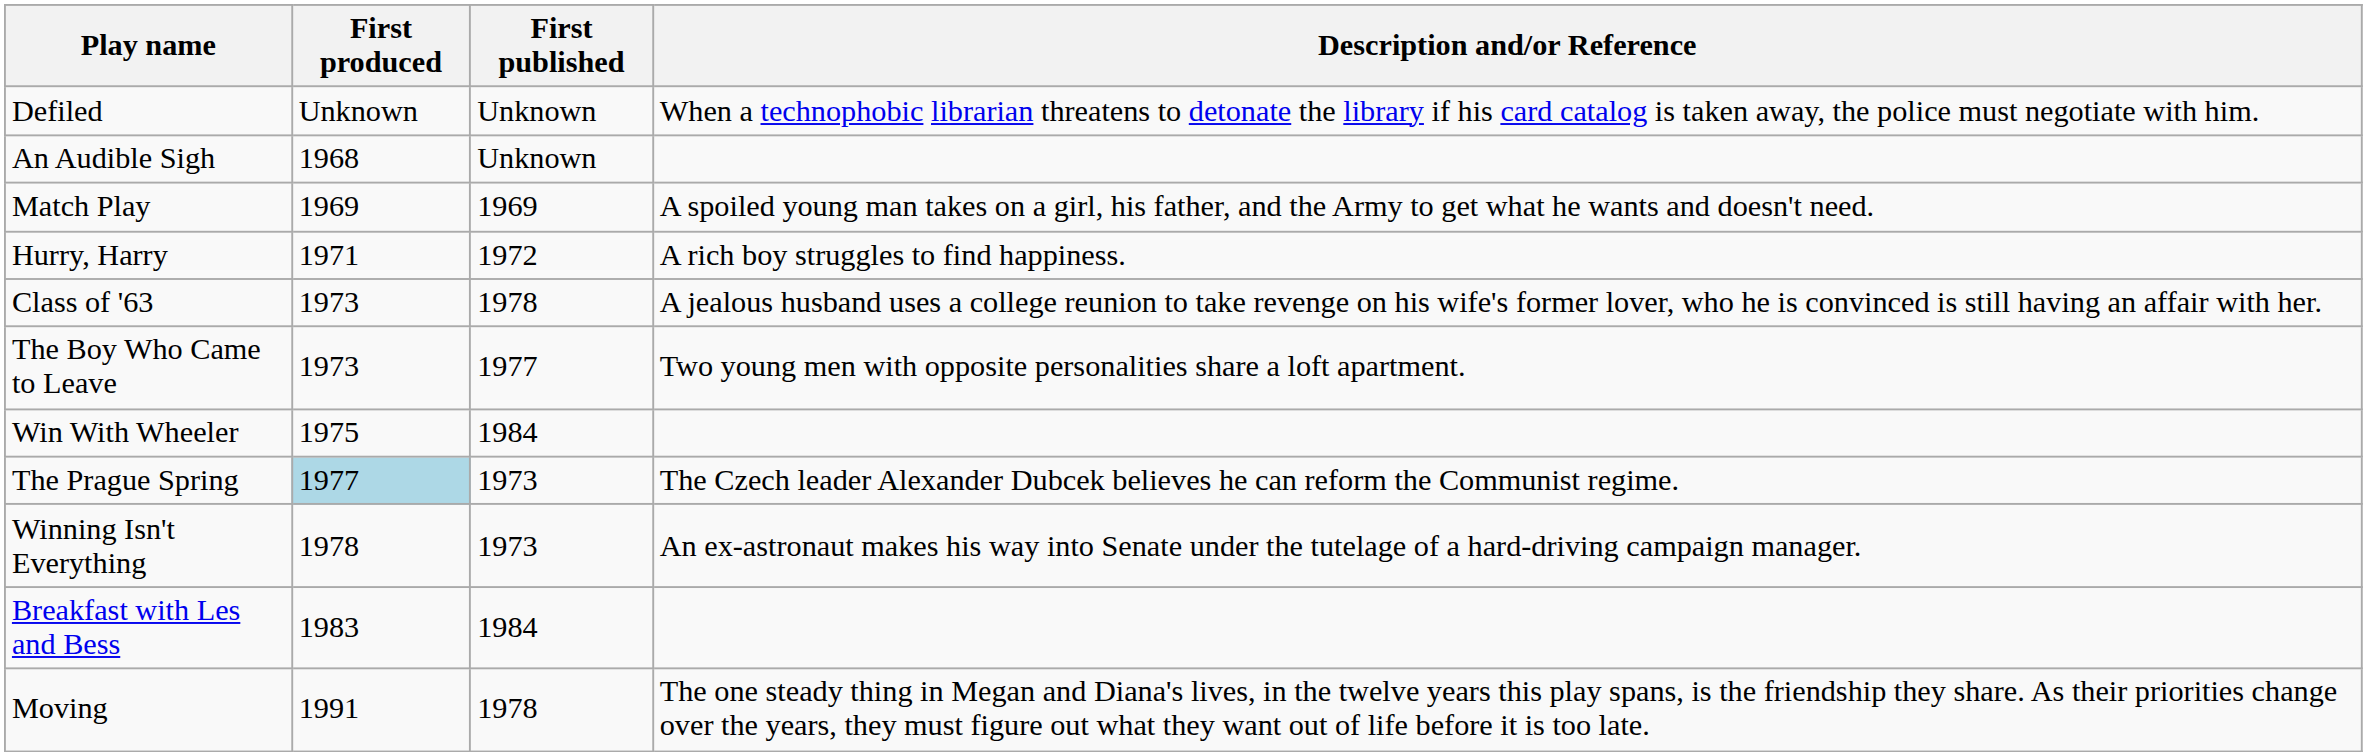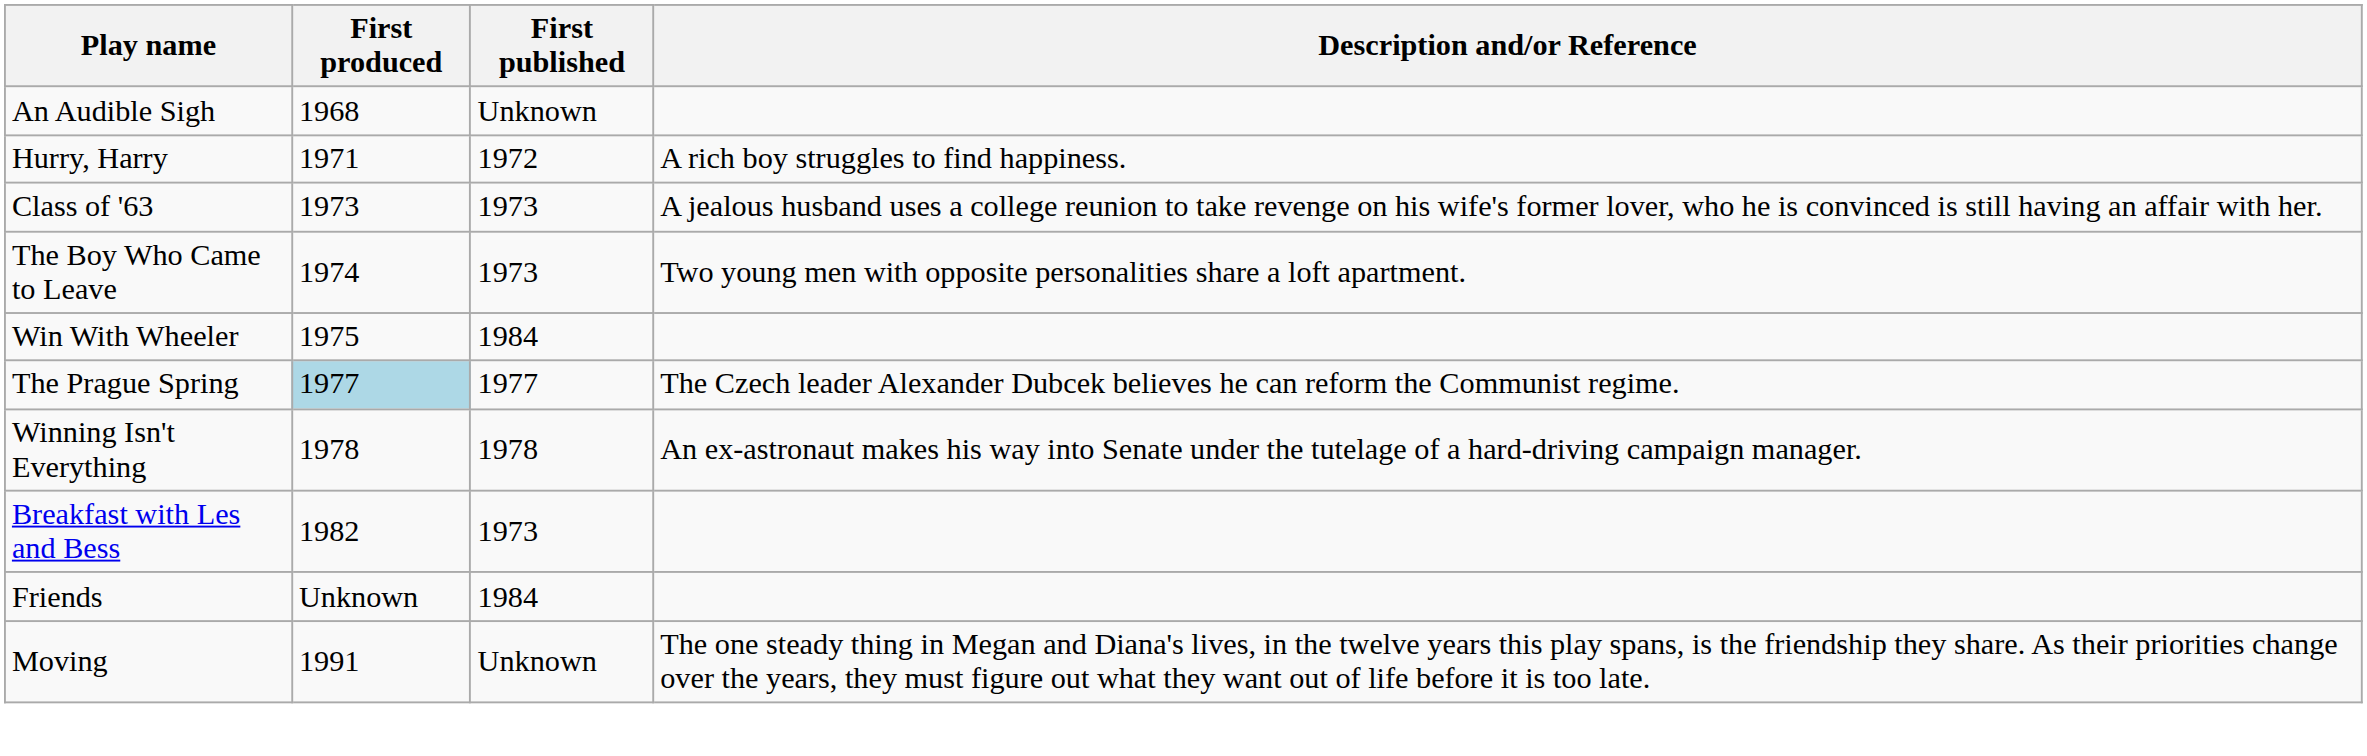- row: (57, 110)
- row: (81, 206)
(507, 302) 1978 -> (508, 206) 1973
(329, 367) 1973 -> (329, 271) 1974
(507, 367) 1977 -> (508, 271) 1973
(507, 480) 1973 -> (508, 384) 1977
(507, 545) 1973 -> (508, 449) 1978
(329, 627) 1983 -> (329, 531) 1982
(507, 627) 1984 -> (508, 531) 1973
+ row: (57, 596)
(507, 709) 1978 -> (537, 661) Unknown
